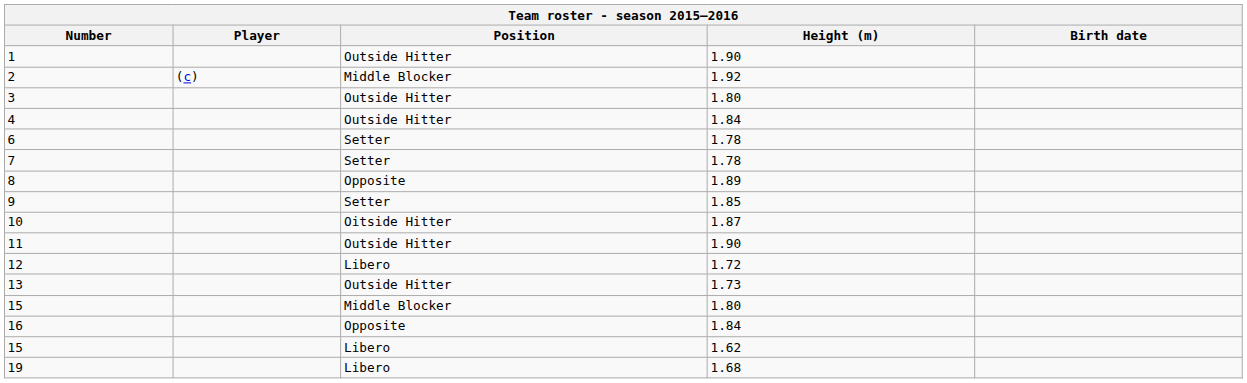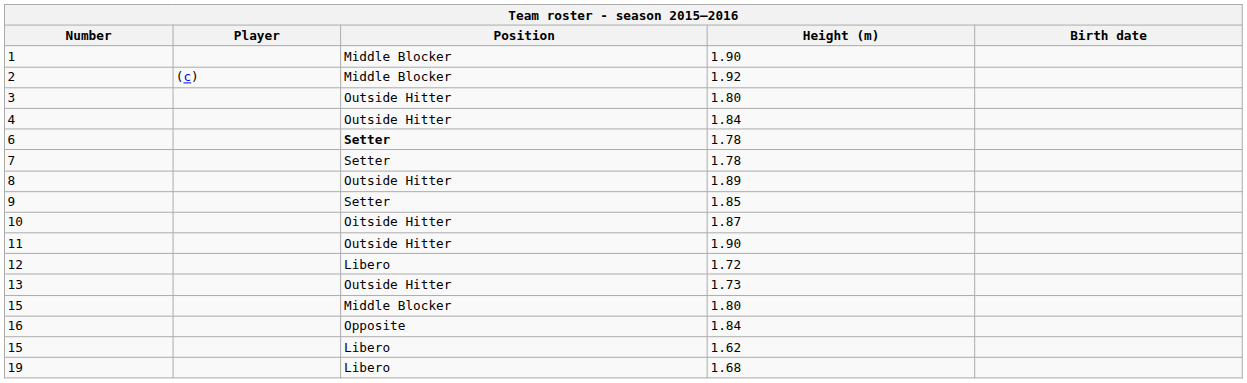(398, 56) Outside Hitter -> (398, 56) Middle Blocker
(367, 139) normal -> (367, 139) bold
(375, 181) Opposite -> (398, 181) Outside Hitter
